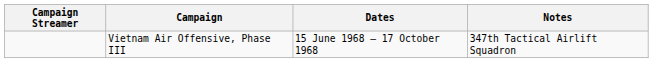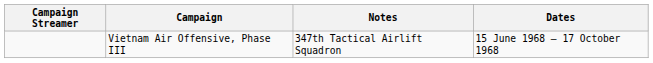columns swapped: (380, 18) <-> (558, 18)
